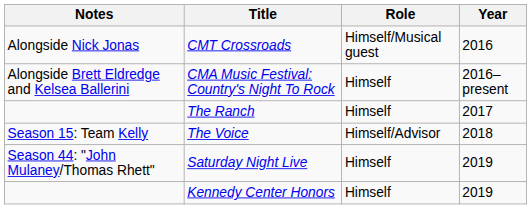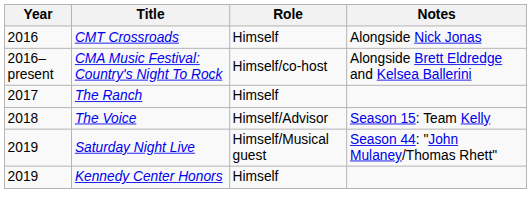columns swapped: (493, 15) <-> (94, 15)
(393, 44) Himself/Musical guest -> (255, 37) Himself
(368, 82) Himself -> (280, 66) Himself/co-host
(368, 163) Himself -> (281, 147) Himself/Musical guest
